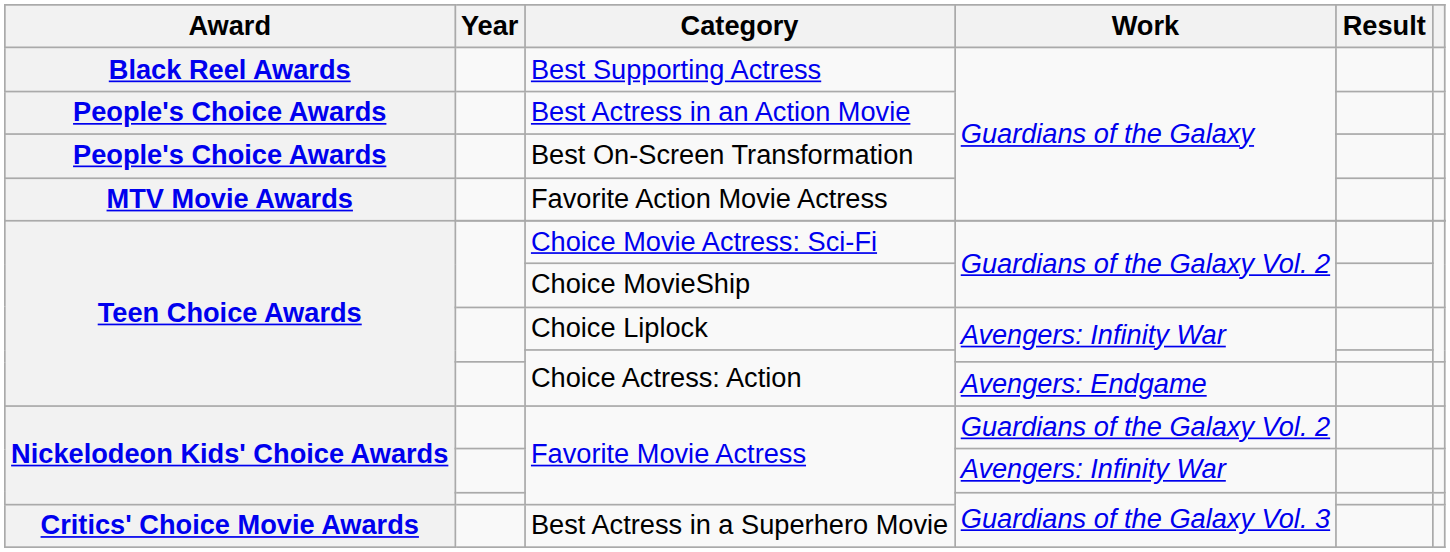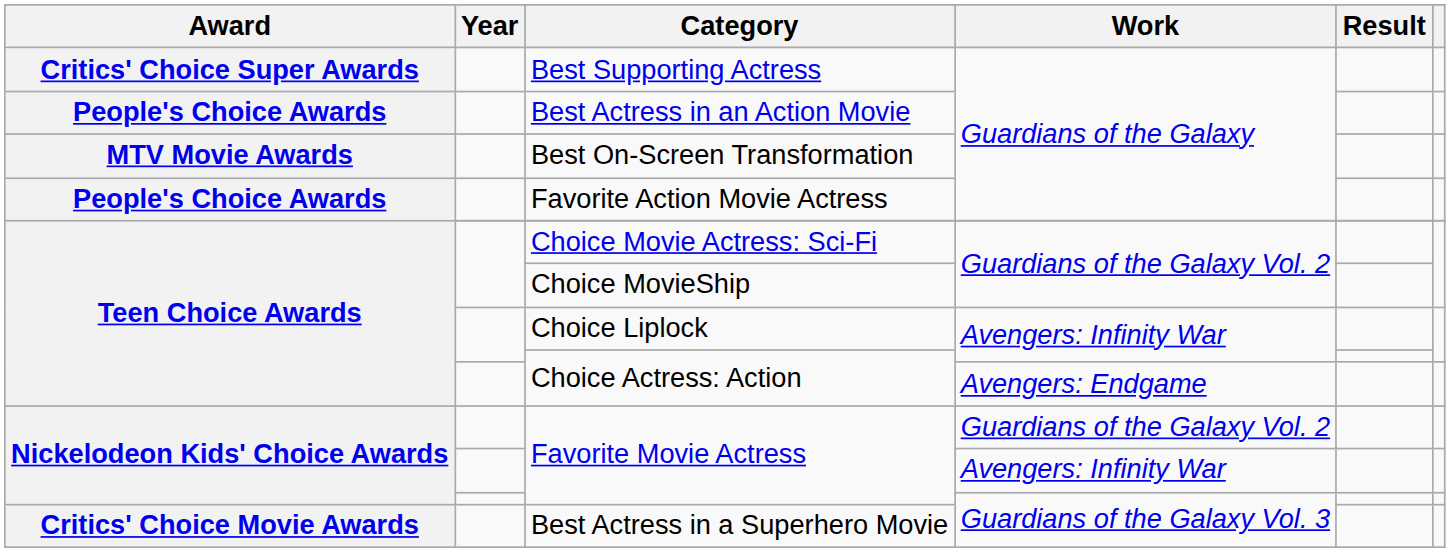(230, 69) Black Reel Awards -> (230, 69) Critics' Choice Super Awards
(230, 155) People's Choice Awards -> (230, 155) MTV Movie Awards
(230, 198) MTV Movie Awards -> (230, 198) People's Choice Awards
